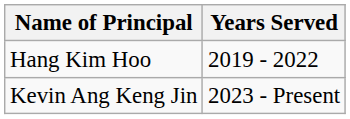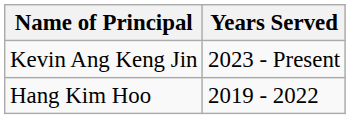rows swapped: (81, 58) <-> (104, 95)
